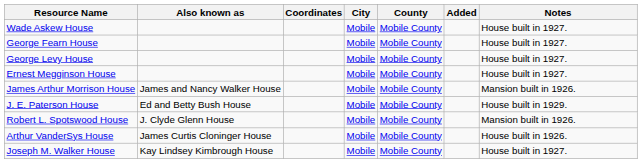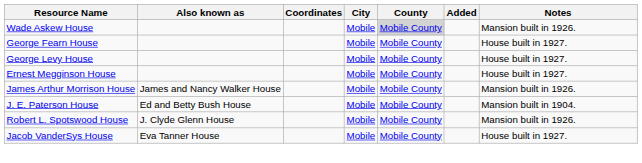(411, 28) no background -> (411, 28) lightgrey background
(524, 28) House built in 1927. -> (528, 28) Mansion built in 1926.
(524, 105) House built in 1929. -> (528, 105) Mansion built in 1904.
- row: (60, 135)
+ row: (60, 135)
- row: (61, 151)
